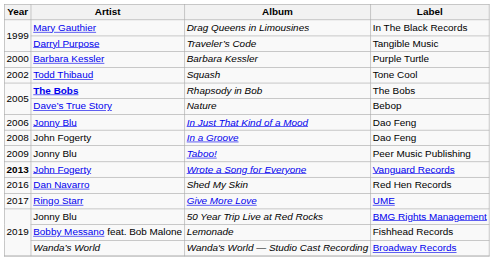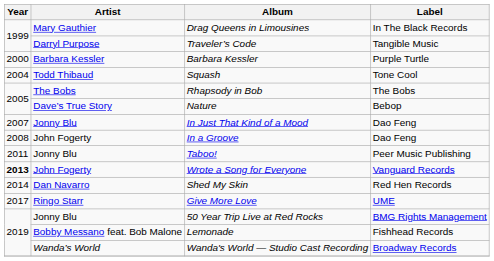(18, 75) 2002 -> (18, 75) 2004
(56, 91) bold -> (54, 91) normal
(18, 122) 2006 -> (18, 122) 2007
(18, 153) 2009 -> (18, 153) 2011
(18, 185) 2016 -> (18, 185) 2014
